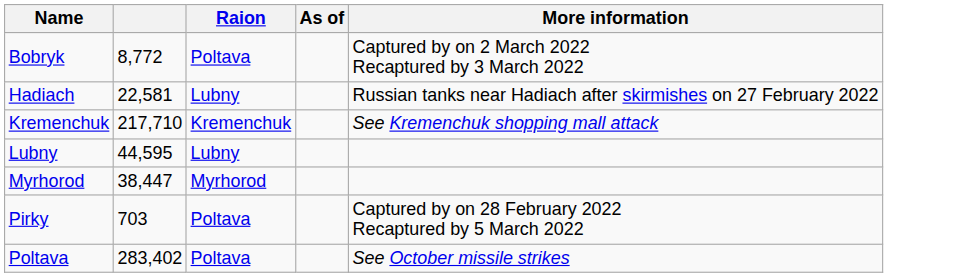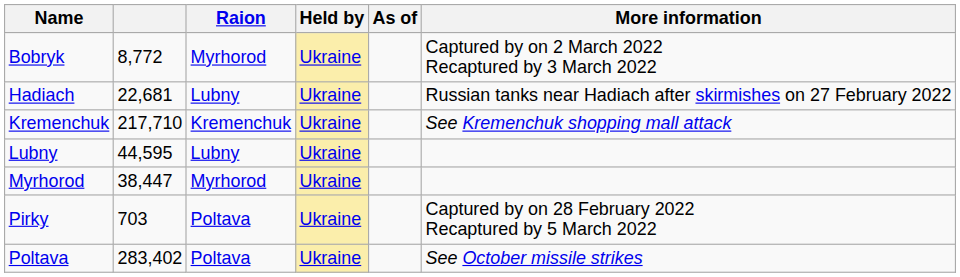+ column: (332, 18)
(220, 57) Poltava -> (228, 57) Myrhorod
(145, 95) 22,581 -> (145, 95) 22,681
